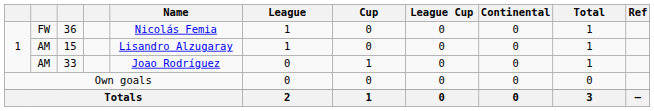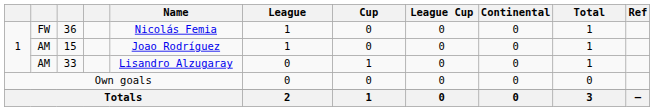(176, 47) Lisandro Alzugaray -> (176, 47) Joao Rodríguez
(176, 64) Joao Rodríguez -> (176, 64) Lisandro Alzugaray
